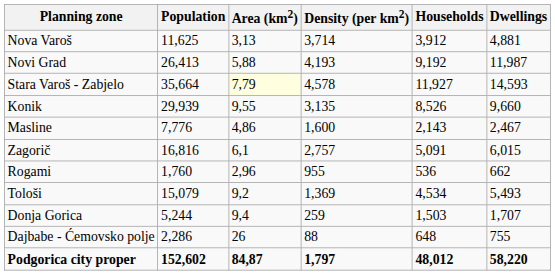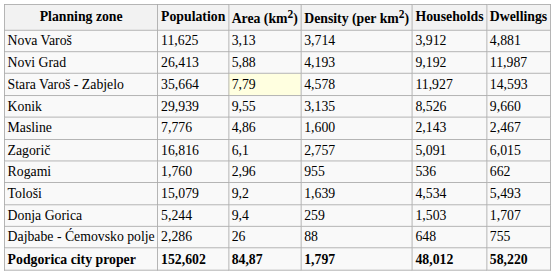(320, 193) 1,369 -> (320, 193) 1,639
